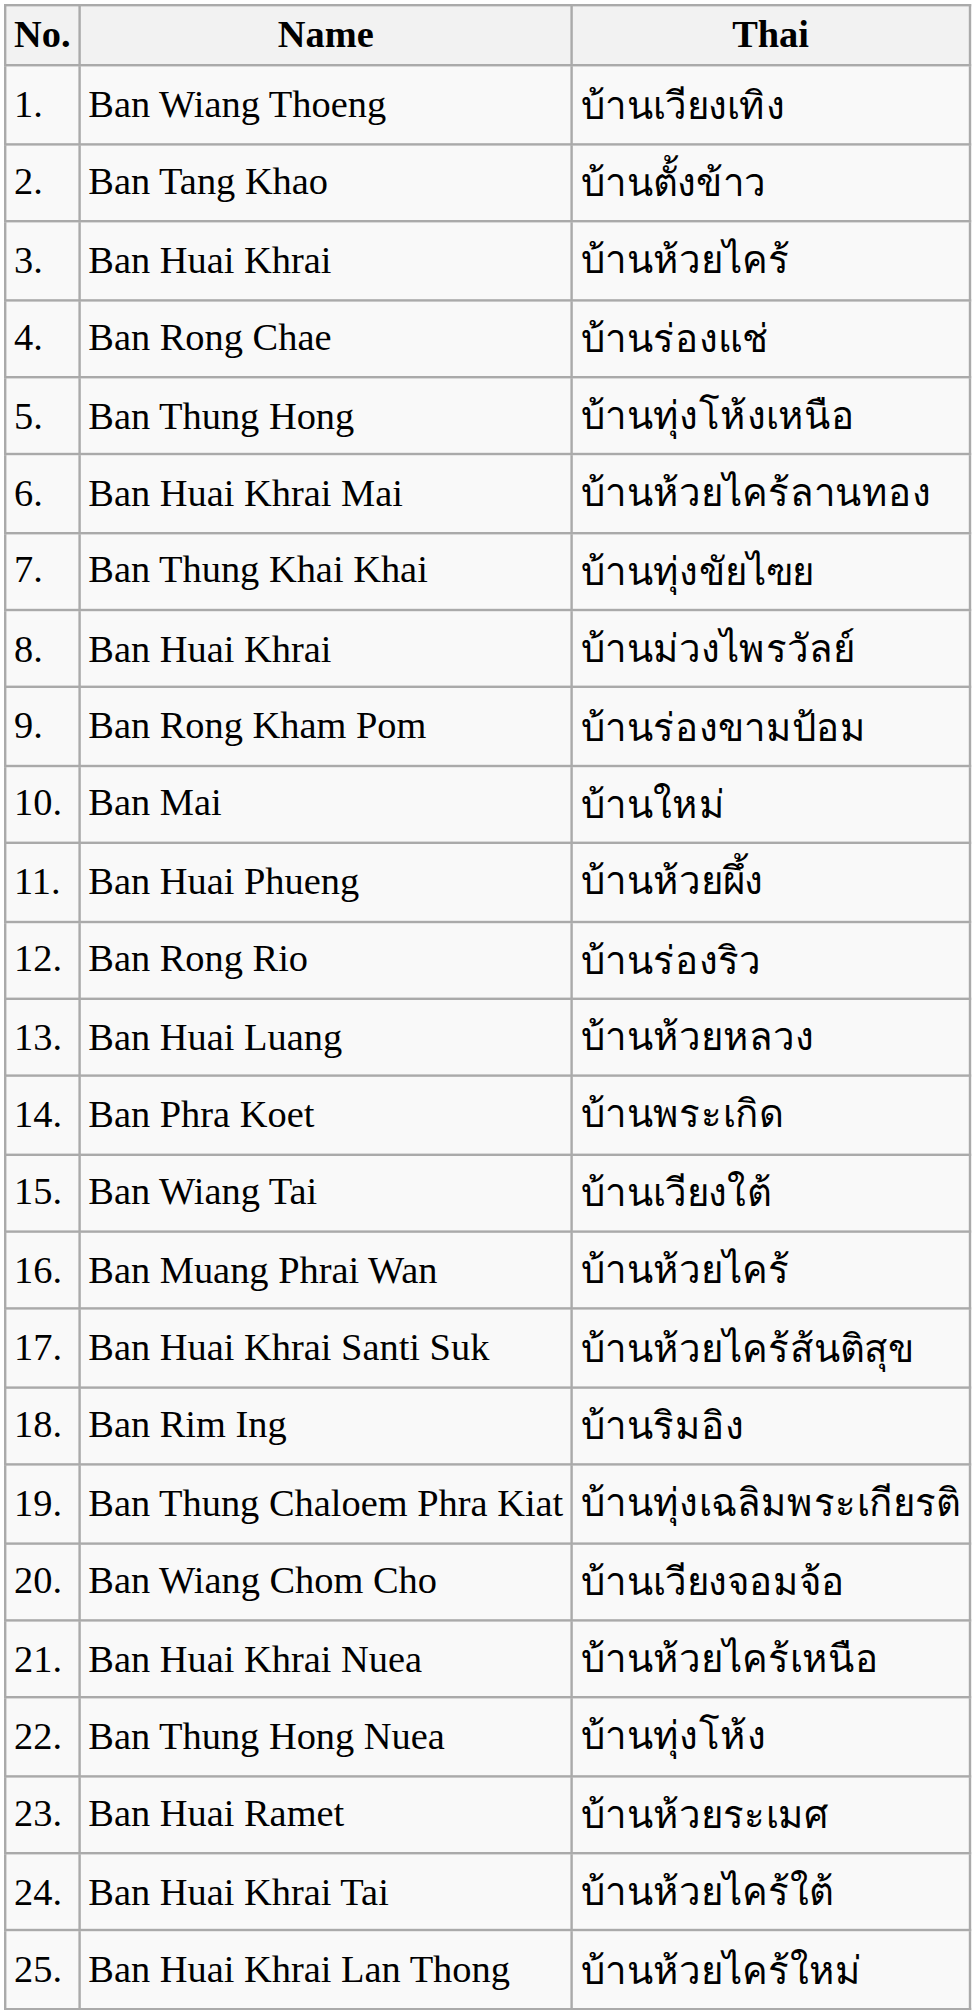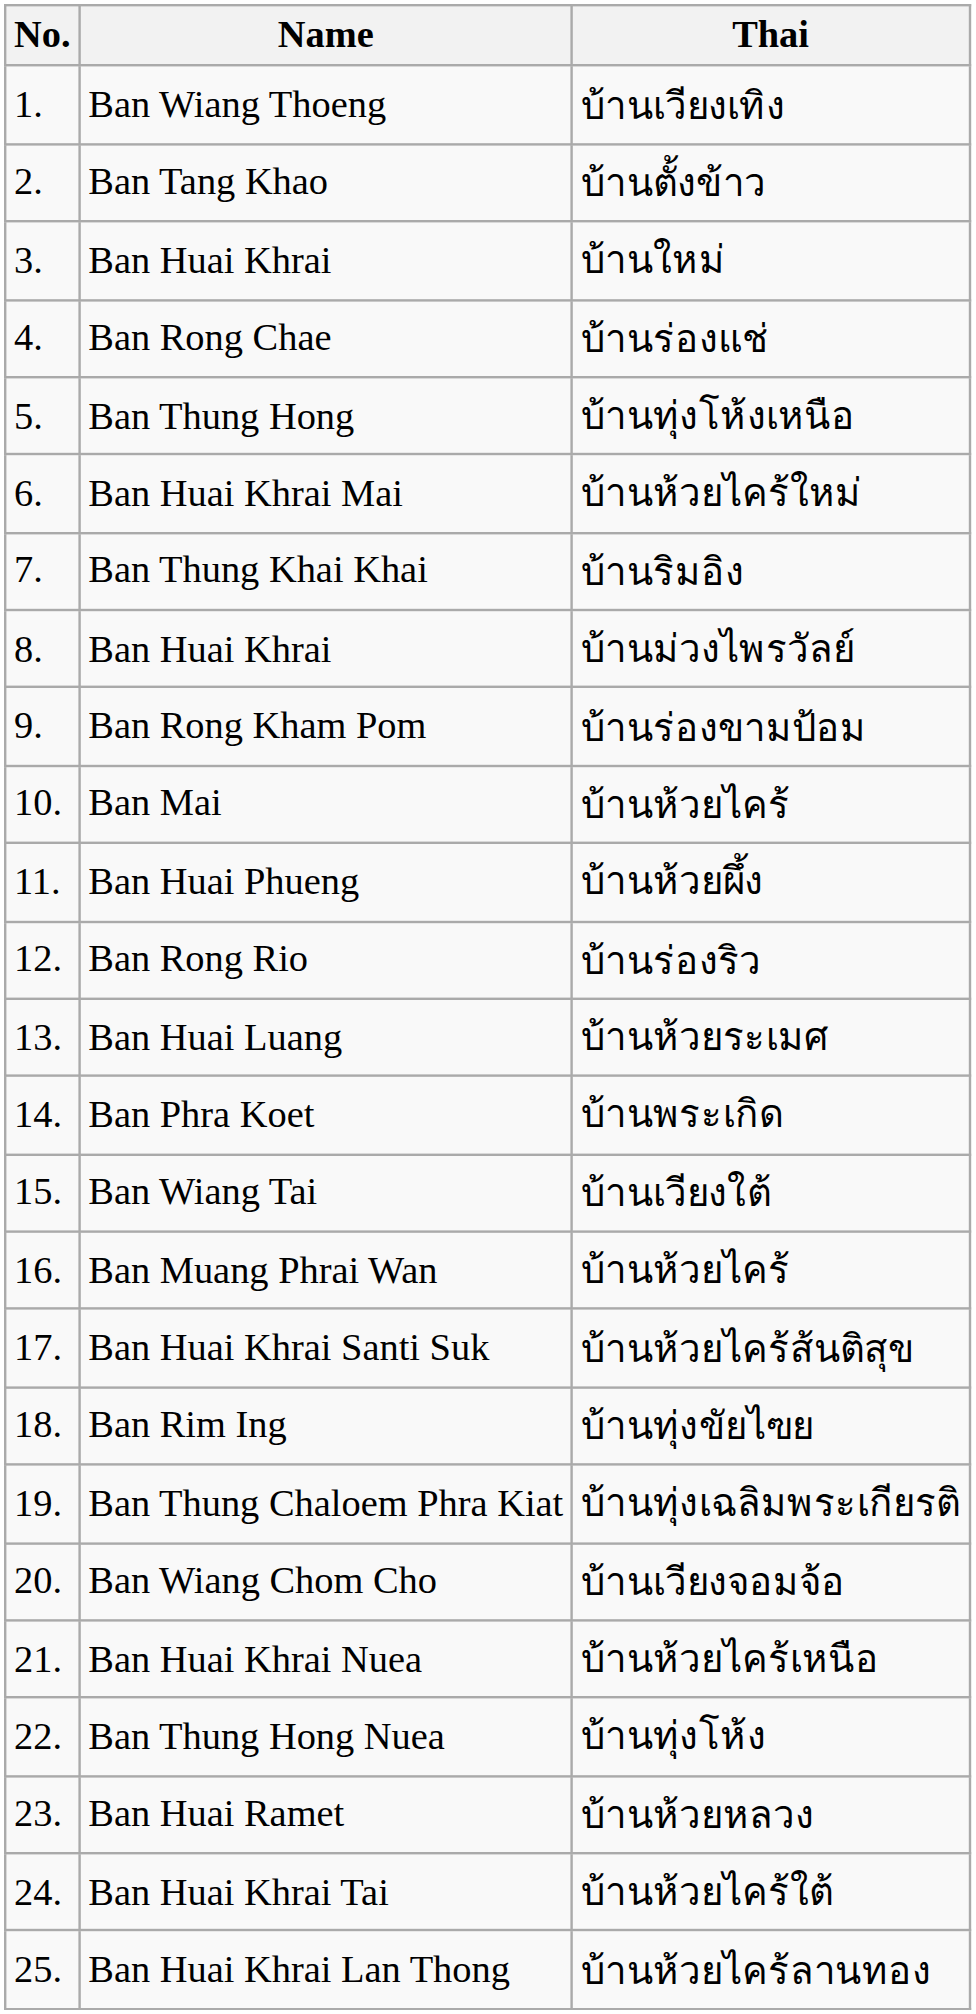(685, 260) บ้านห้วยไคร้ -> (653, 260) บ้านใหม่
(756, 493) บ้านห้วยไคร้ลานทอง -> (721, 493) บ้านห้วยไคร้ใหม่
(697, 571) บ้านทุ่งขัยไฃย -> (663, 571) บ้านริมอิง
(653, 804) บ้านใหม่ -> (685, 804) บ้านห้วยไคร้
(697, 1037) บ้านห้วยหลวง -> (705, 1037) บ้านห้วยระเมศ
(663, 1426) บ้านริมอิง -> (697, 1426) บ้านทุ่งขัยไฃย
(705, 1814) บ้านห้วยระเมศ -> (697, 1814) บ้านห้วยหลวง
(721, 1970) บ้านห้วยไคร้ใหม่ -> (756, 1970) บ้านห้วยไคร้ลานทอง
